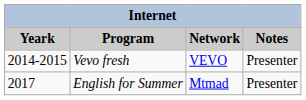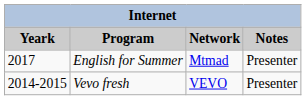rows swapped: (101, 61) <-> (128, 83)
